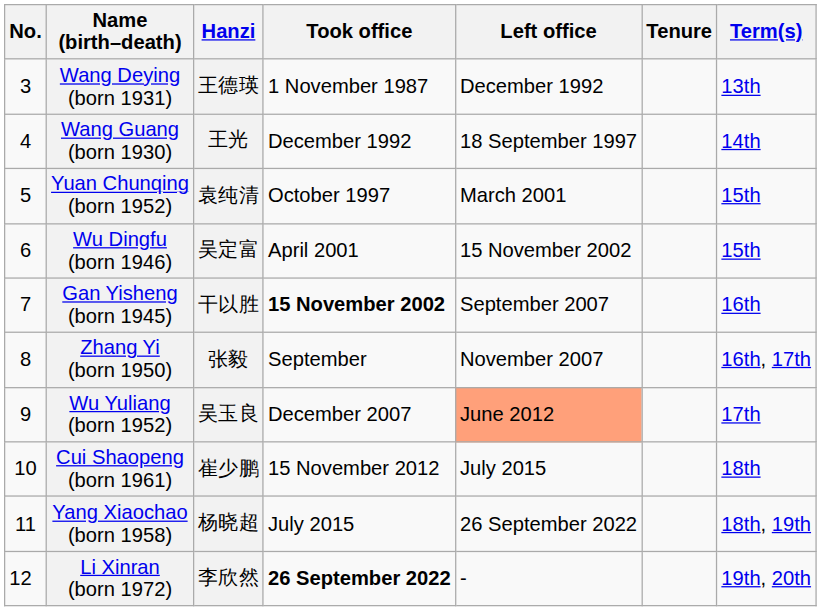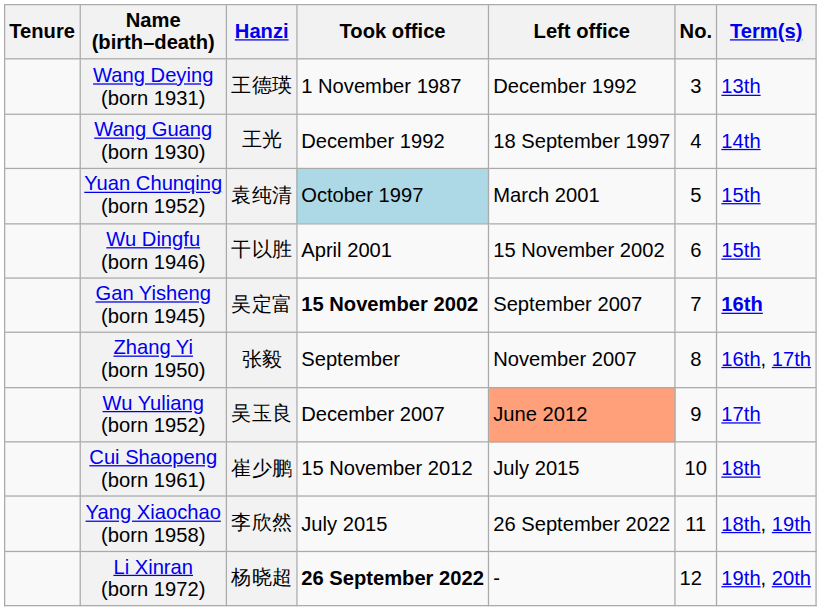columns swapped: (26, 31) <-> (679, 31)
(329, 195) no background -> (362, 195) lightblue background
(228, 249) 吴定富 -> (262, 249) 干以胜
(228, 304) 干以胜 -> (262, 304) 吴定富
(741, 305) normal -> (742, 305) bold
(228, 523) 杨晓超 -> (262, 523) 李欣然
(228, 577) 李欣然 -> (262, 577) 杨晓超
